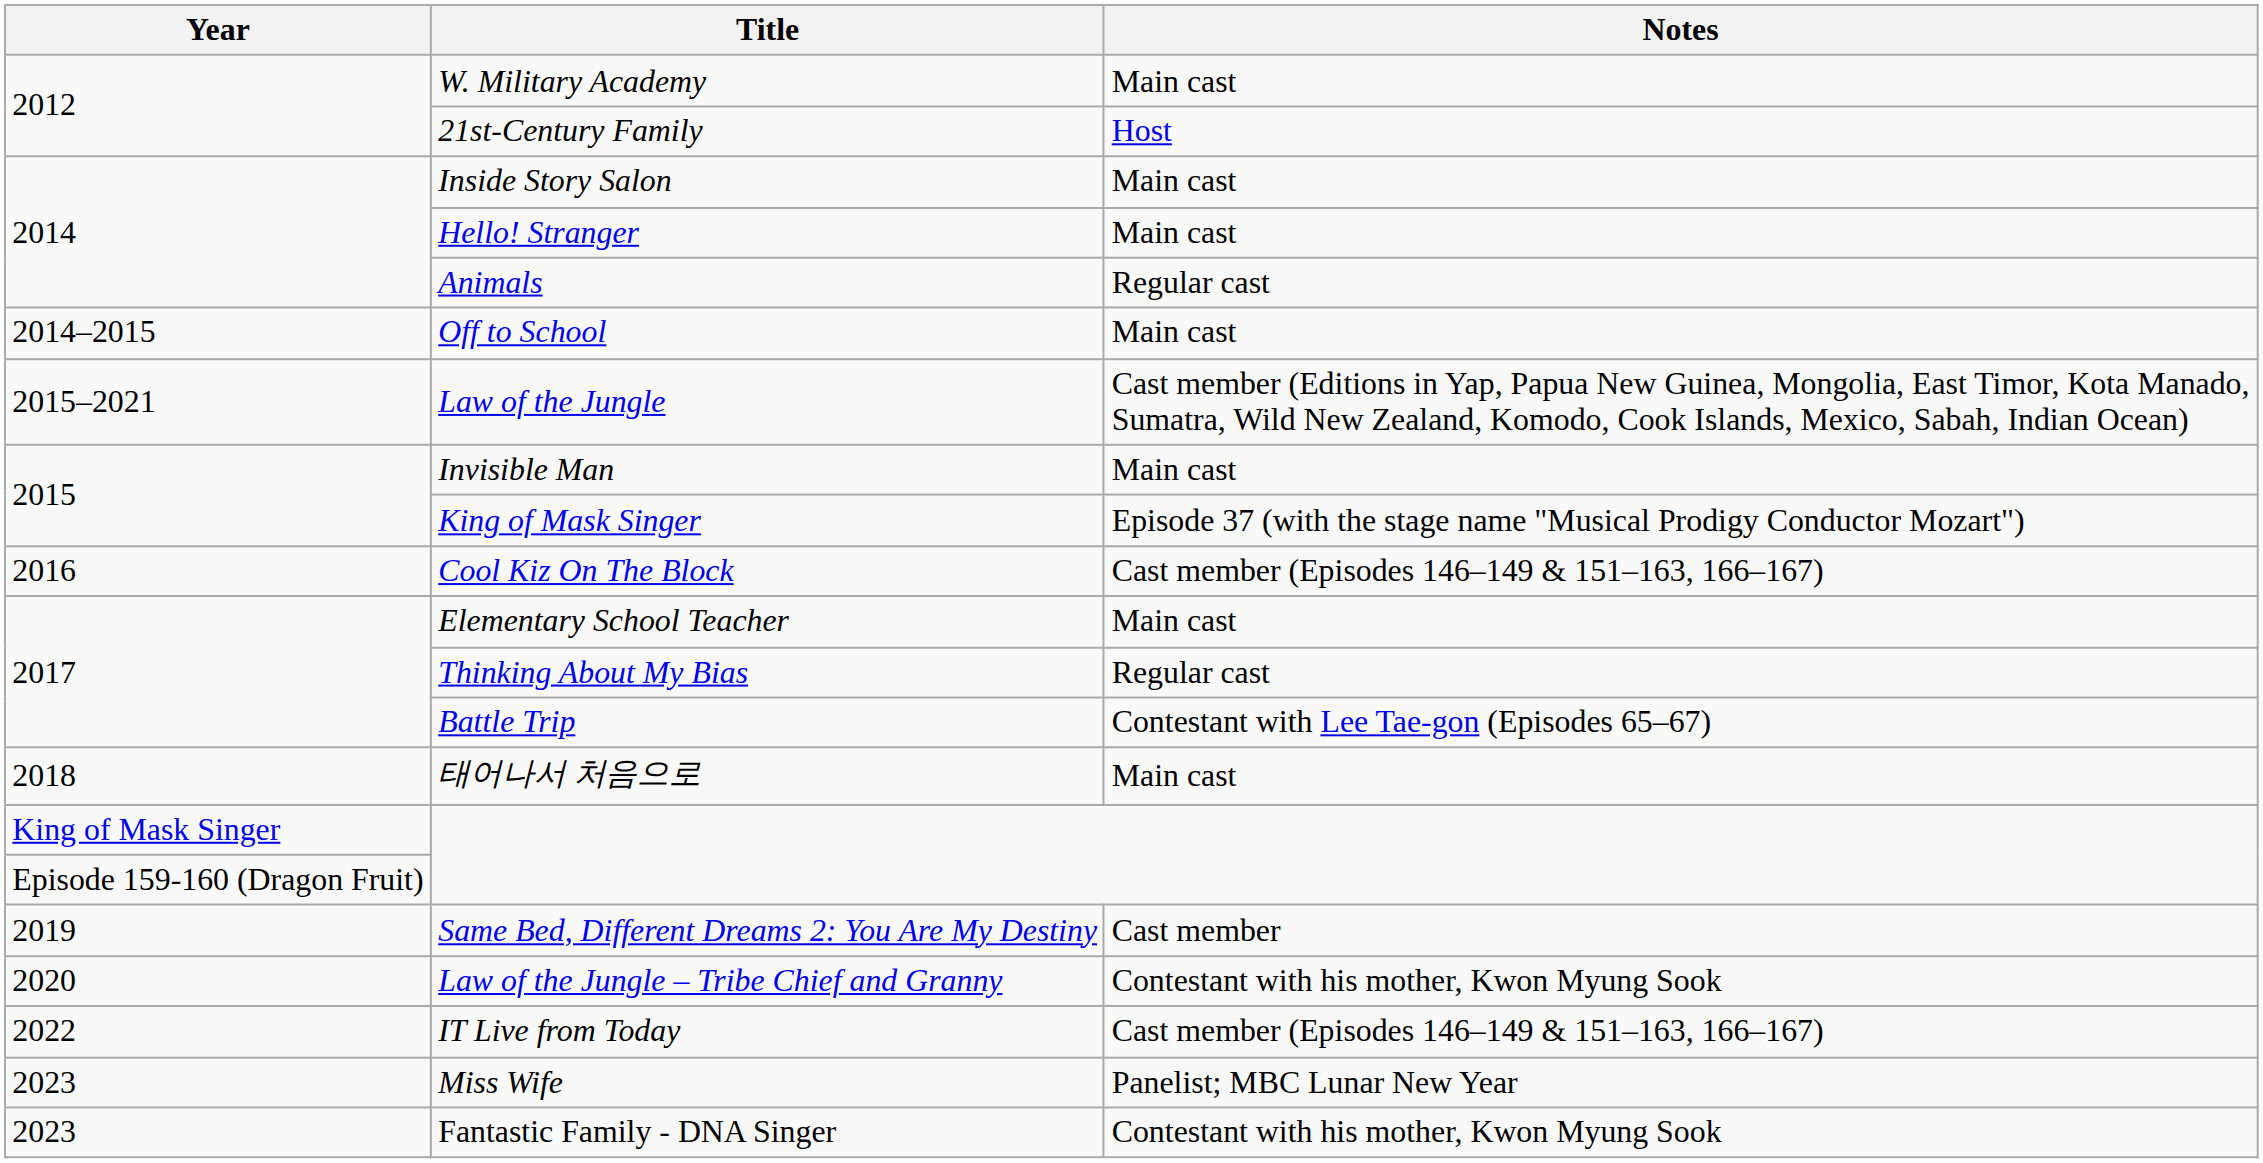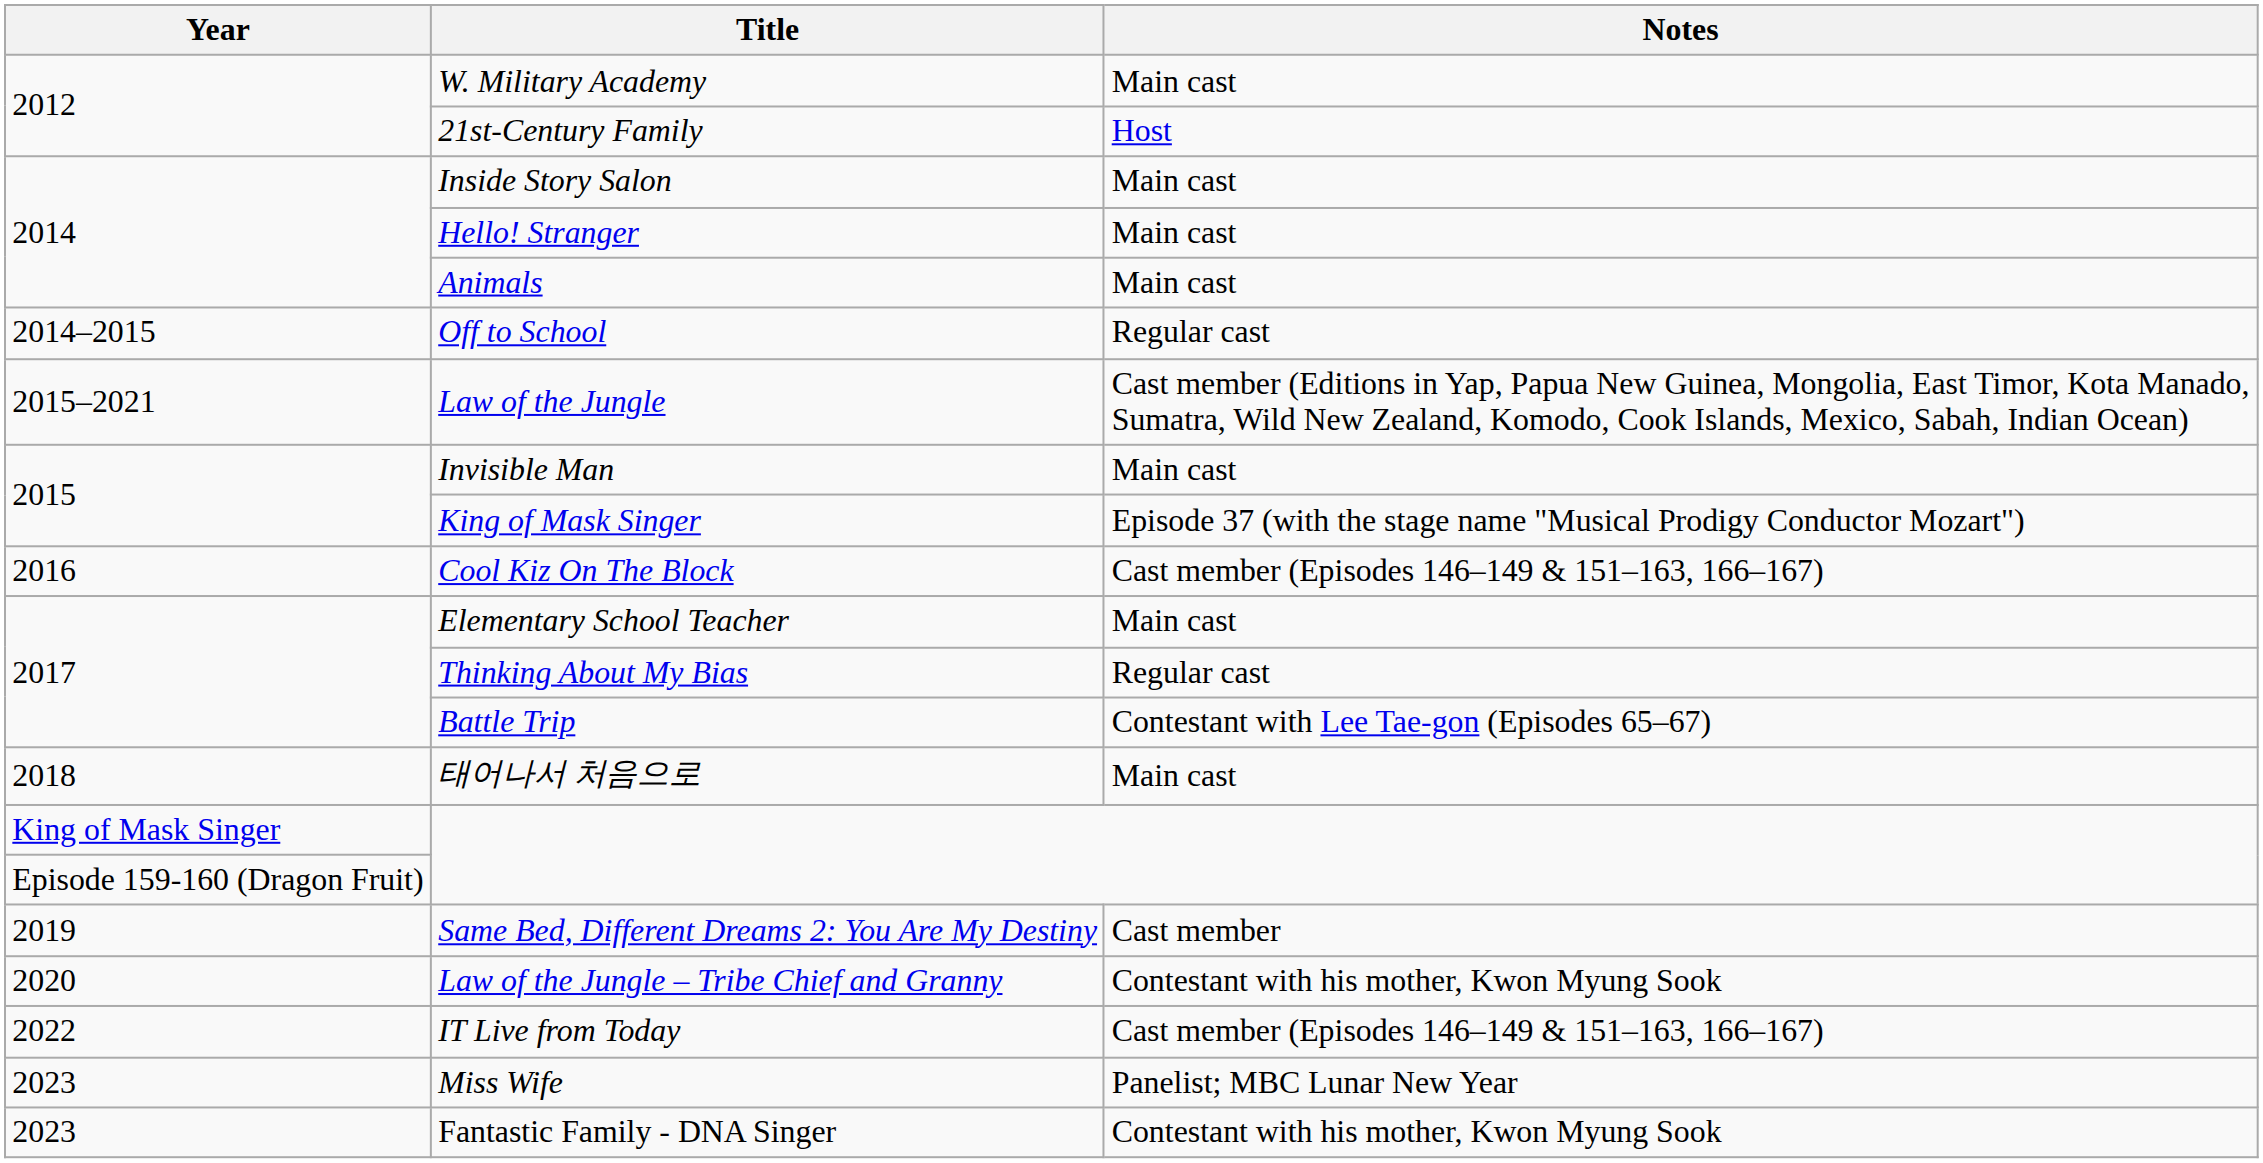(1191, 282) Regular cast -> (1174, 282) Main cast
(1174, 332) Main cast -> (1191, 332) Regular cast
